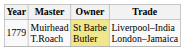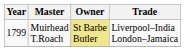(16, 33) 1779 -> (16, 33) 1799
